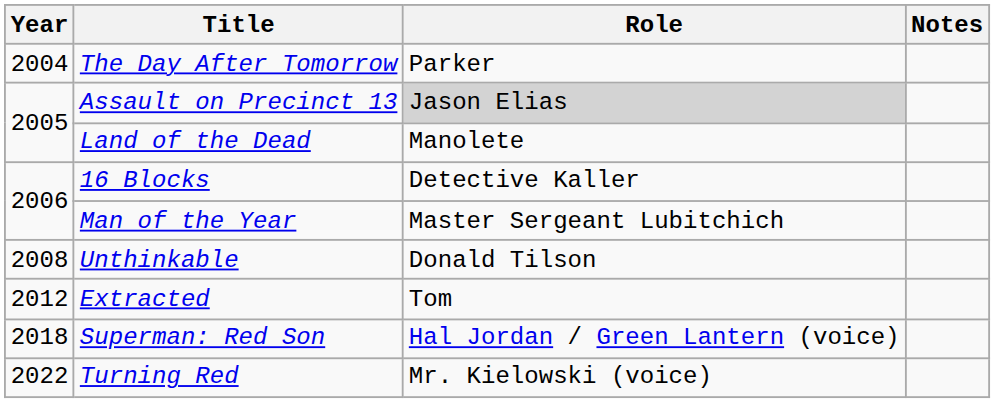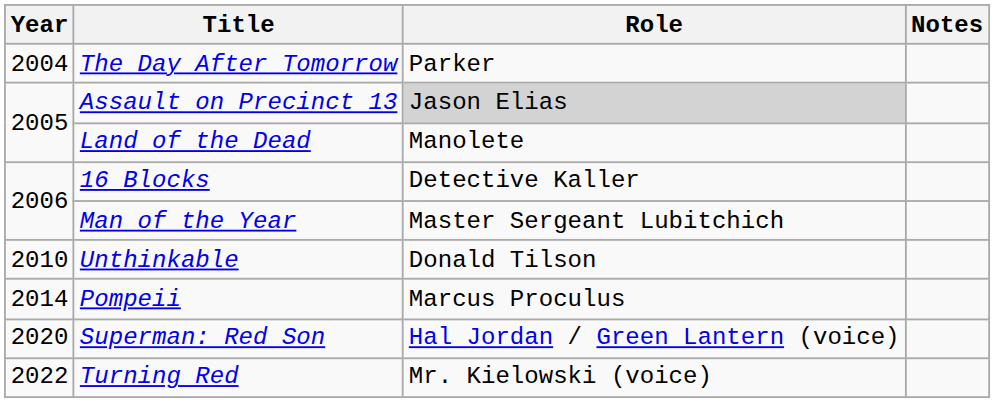(40, 260) 2008 -> (40, 260) 2010
- row: (145, 299)
+ row: (130, 299)
(40, 338) 2018 -> (40, 338) 2020
